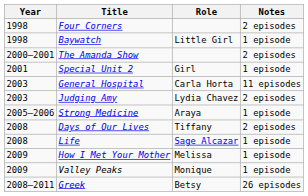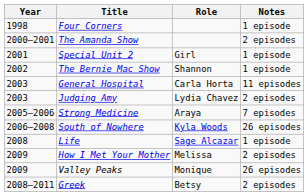(269, 26) 2 episodes -> (267, 26) 1 episode
- row: (80, 40)
+ row: (109, 69)
(267, 112) 1 episode -> (269, 112) 7 episodes
+ row: (101, 127)
- row: (104, 127)
(267, 156) 1 episode -> (269, 156) 2 episodes
(267, 170) 1 episode -> (272, 170) 26 episodes
(272, 184) 26 episodes -> (269, 184) 2 episodes
